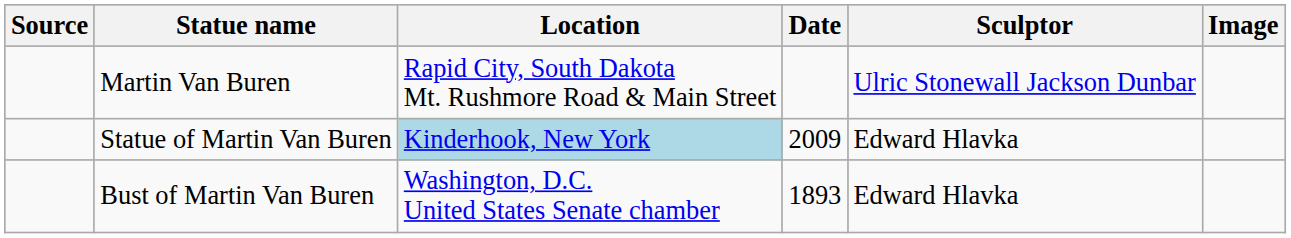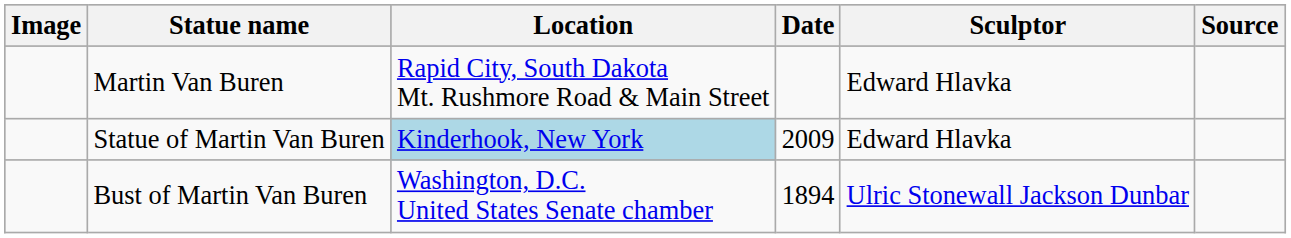columns swapped: (1243, 25) <-> (50, 25)
(1025, 82) Ulric Stonewall Jackson Dunbar -> (929, 82) Edward Hlavka
(815, 195) 1893 -> (808, 195) 1894
(936, 195) Edward Hlavka -> (1018, 195) Ulric Stonewall Jackson Dunbar
